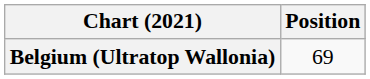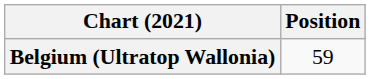(323, 56) 69 -> (323, 56) 59
